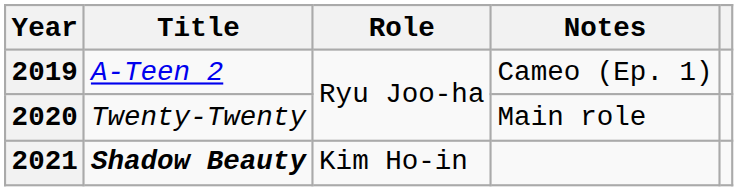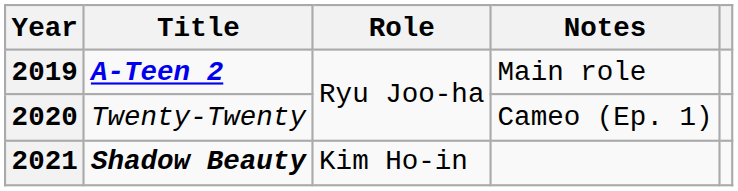(157, 72) normal -> (157, 72) bold
(605, 72) Cameo (Ep. 1) -> (572, 72) Main role
(572, 117) Main role -> (605, 117) Cameo (Ep. 1)
